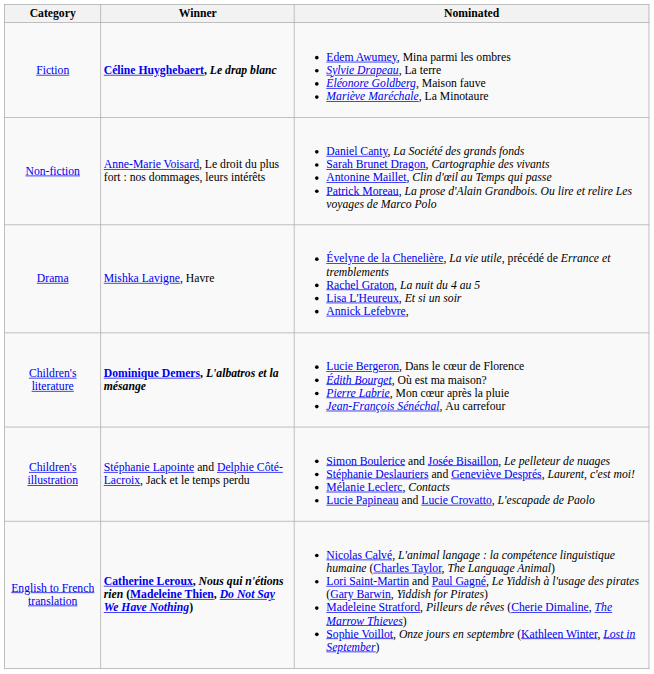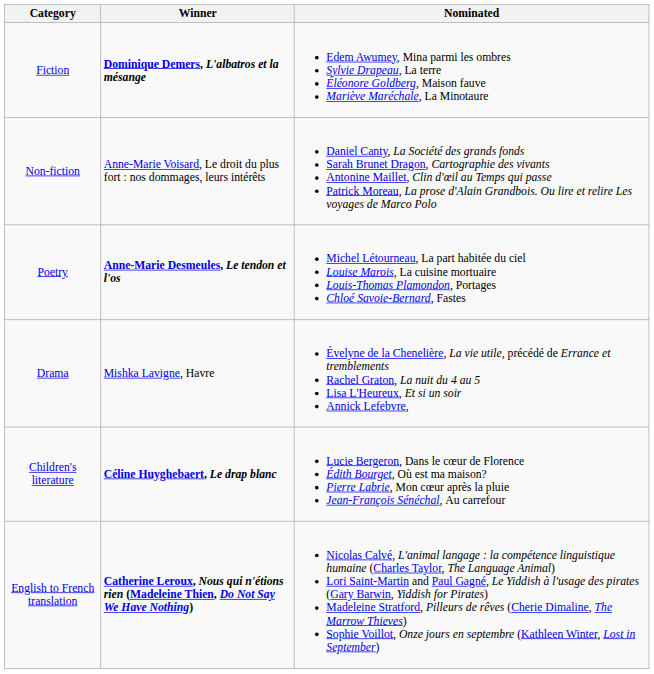(190, 70) Céline Huyghebaert, Le drap blanc -> (191, 70) Dominique Demers, L'albatros et la mésange
+ row: (53, 272)
(191, 379) Dominique Demers, L'albatros et la mésange -> (190, 474) Céline Huyghebaert, Le drap blanc
- row: (53, 474)
